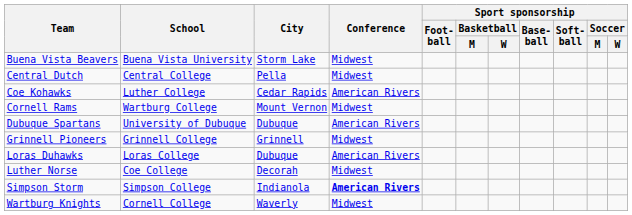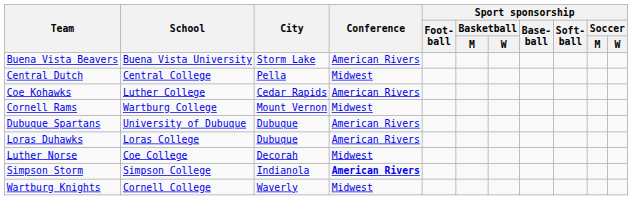(352, 60) Midwest -> (376, 60) American Rivers
- row: (57, 139)
